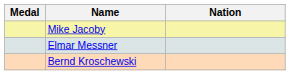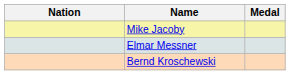columns swapped: (25, 13) <-> (225, 13)
